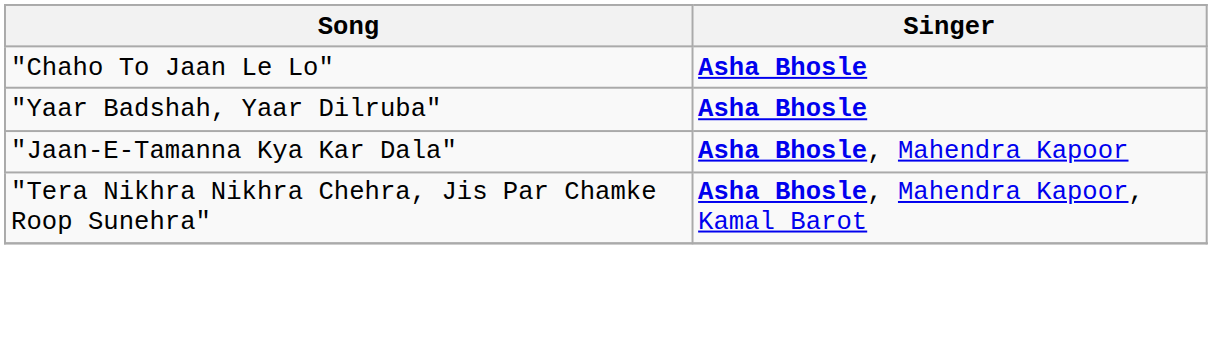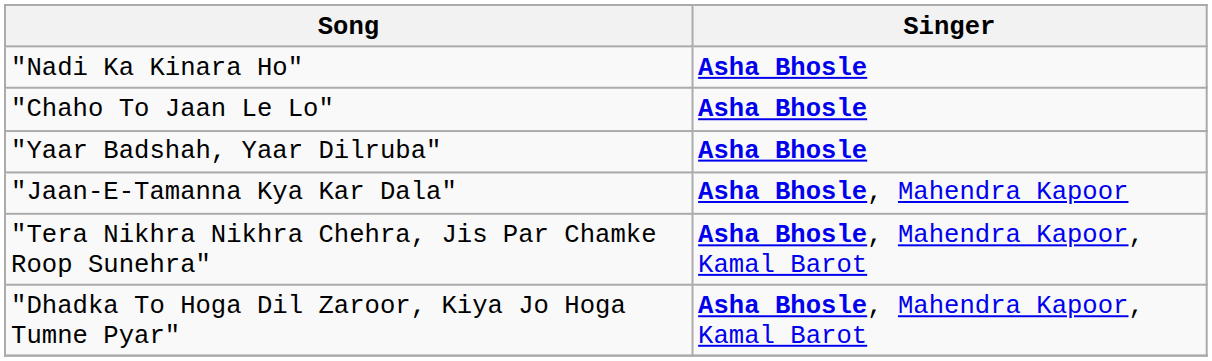+ row: (157, 68)
+ row: (318, 321)
